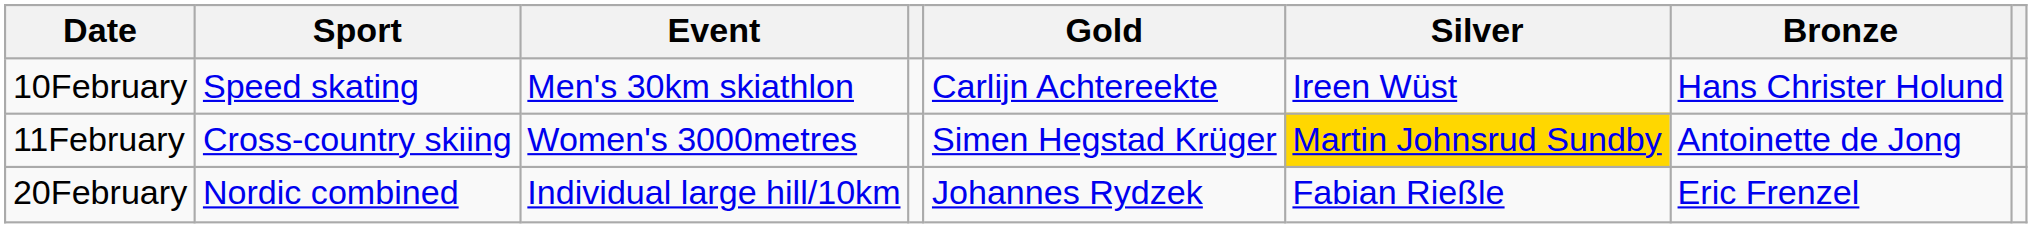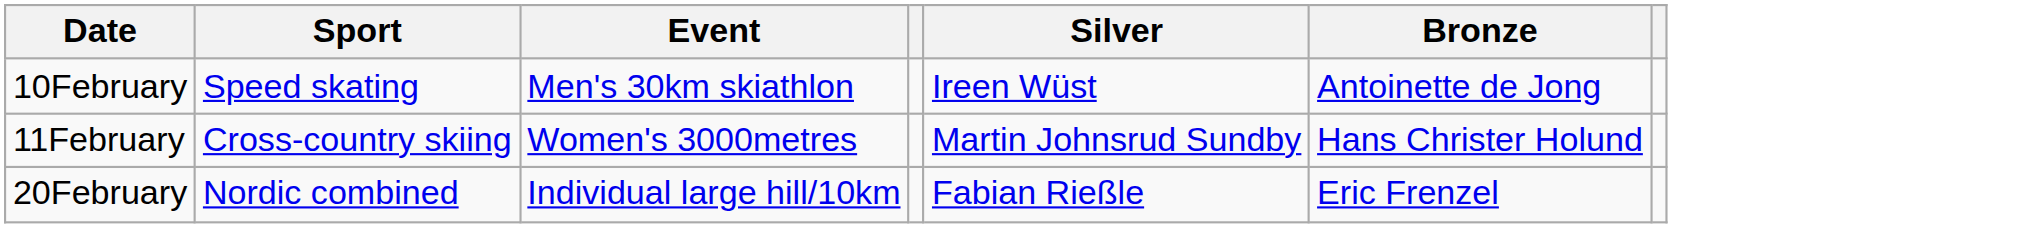- column: (1104, 31)
(1840, 85) Hans Christer Holund -> (1459, 85) Antoinette de Jong
(1477, 139) gold background -> (1117, 139) no background
(1820, 139) Antoinette de Jong -> (1480, 139) Hans Christer Holund
